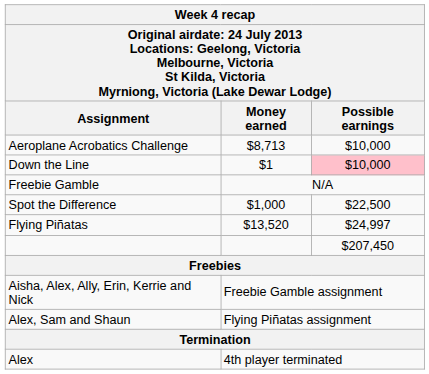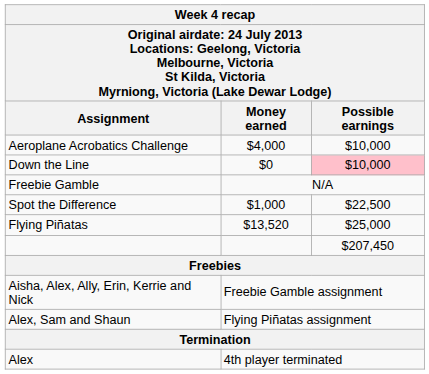(266, 145) $8,713 -> (266, 145) $4,000
(266, 165) $1 -> (266, 165) $0
(368, 225) $24,997 -> (368, 225) $25,000
